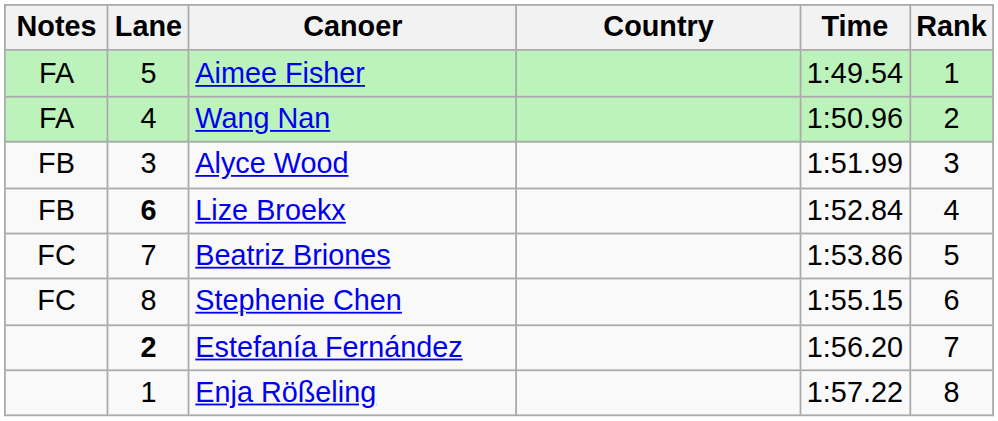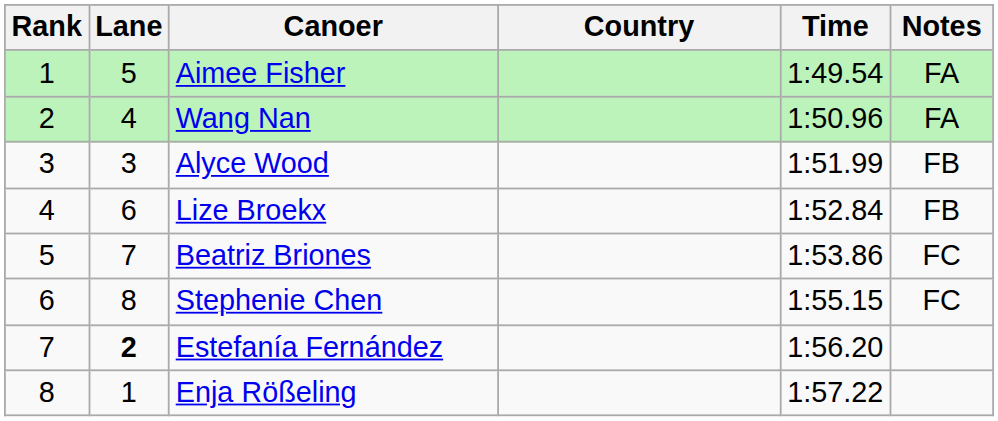columns swapped: (951, 27) <-> (57, 27)
(148, 210) bold -> (129, 210) normal
